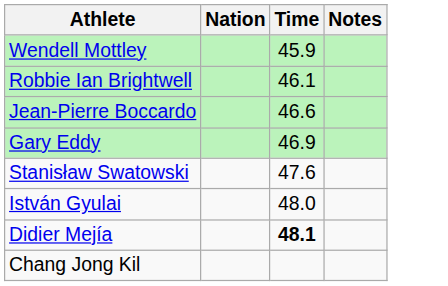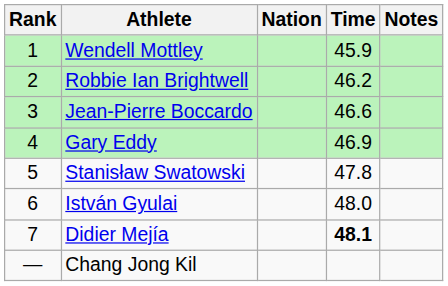+ column: (33, 19)
(297, 81) 46.1 -> (353, 81) 46.2
(297, 173) 47.6 -> (353, 173) 47.8
